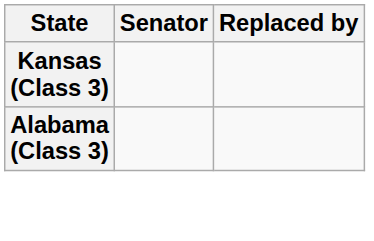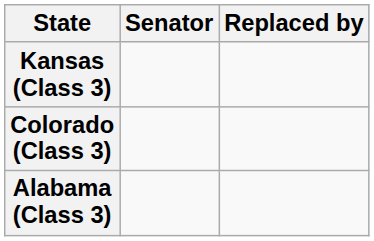+ row: (62, 138)
